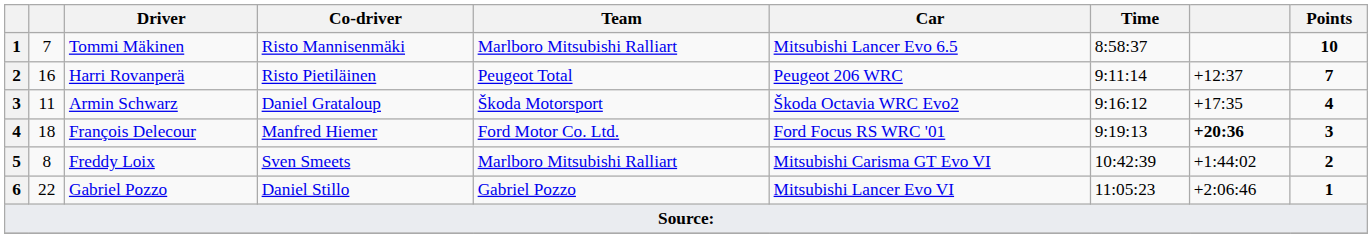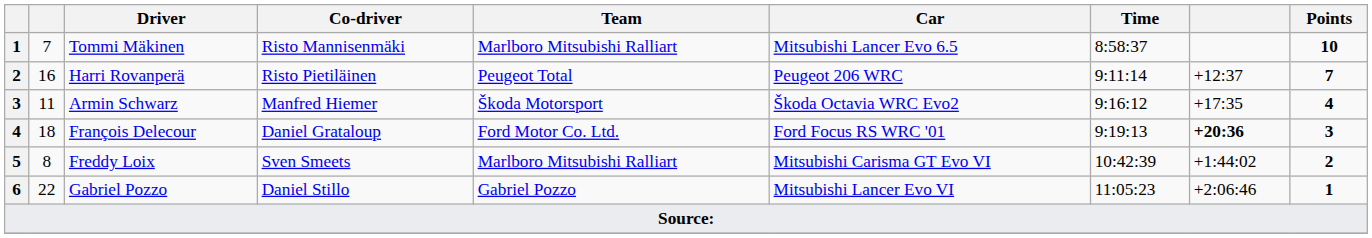(321, 103) Daniel Grataloup -> (319, 103) Manfred Hiemer
(319, 132) Manfred Hiemer -> (321, 132) Daniel Grataloup
